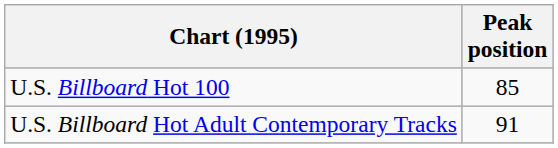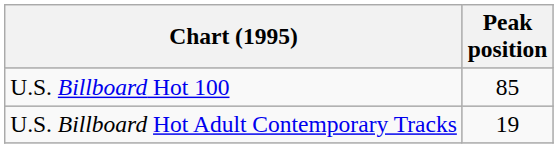(508, 124) 91 -> (508, 124) 19
